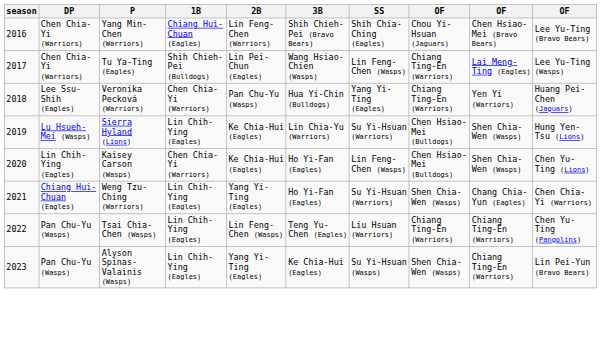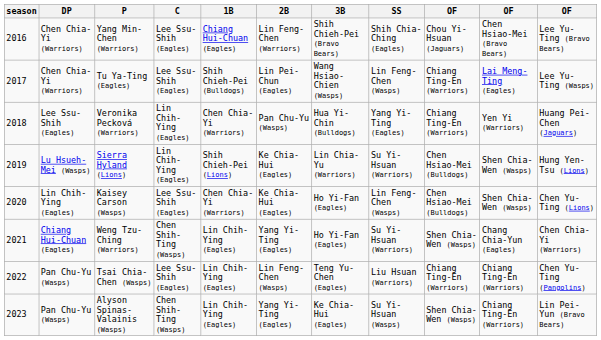+ column: (177, 11)
(190, 132) Lin Chih-Ying (Eagles) -> (225, 165) Shih Chieh-Pei (Lions)
